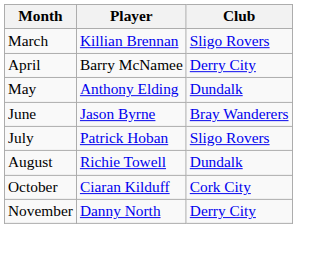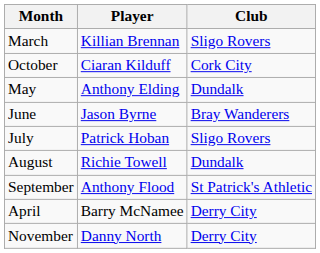rows swapped: (24, 65) <-> (33, 187)
+ row: (41, 187)
